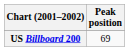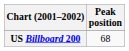(105, 38) 69 -> (105, 38) 68
